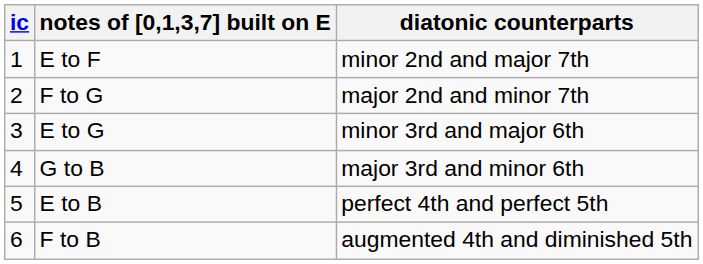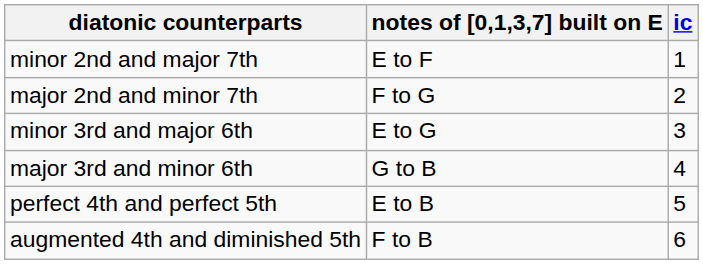columns swapped: (20, 22) <-> (517, 22)
